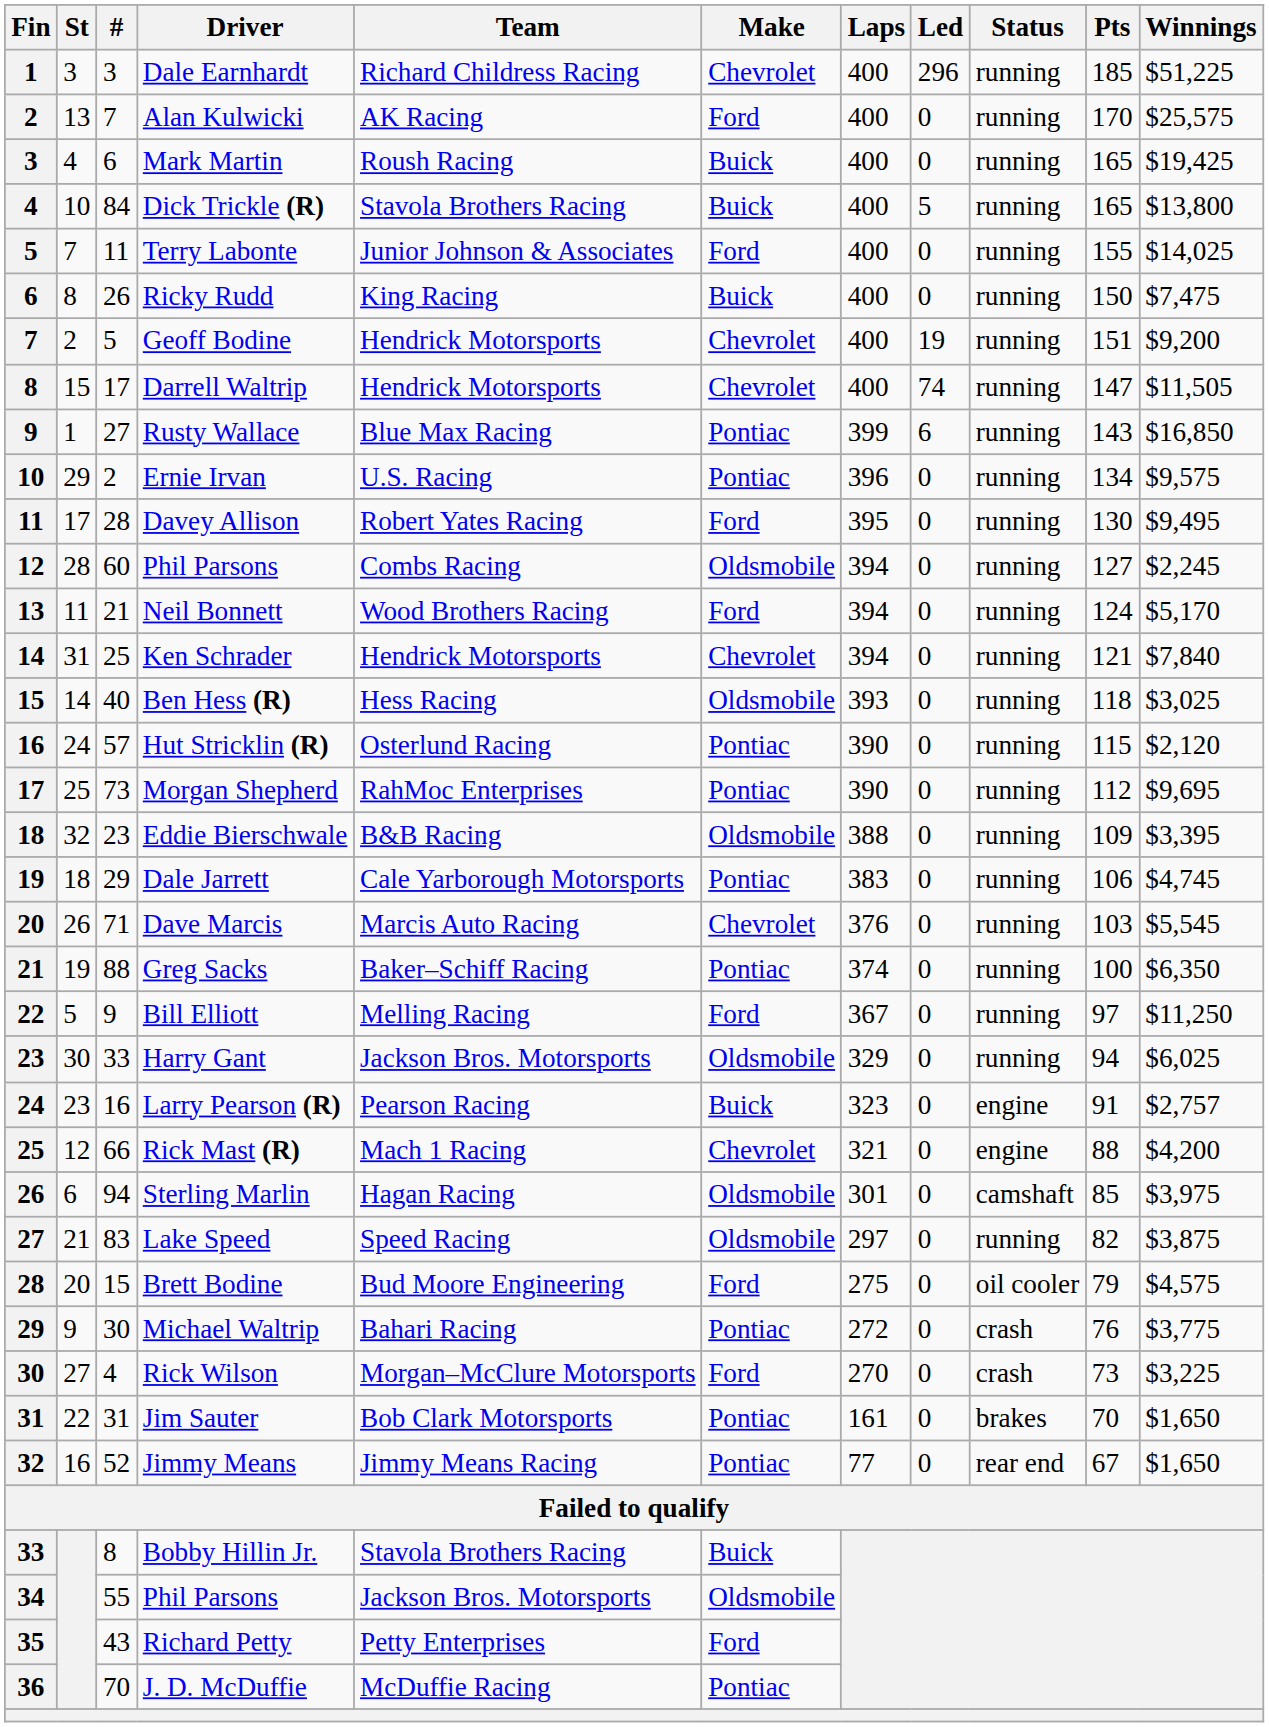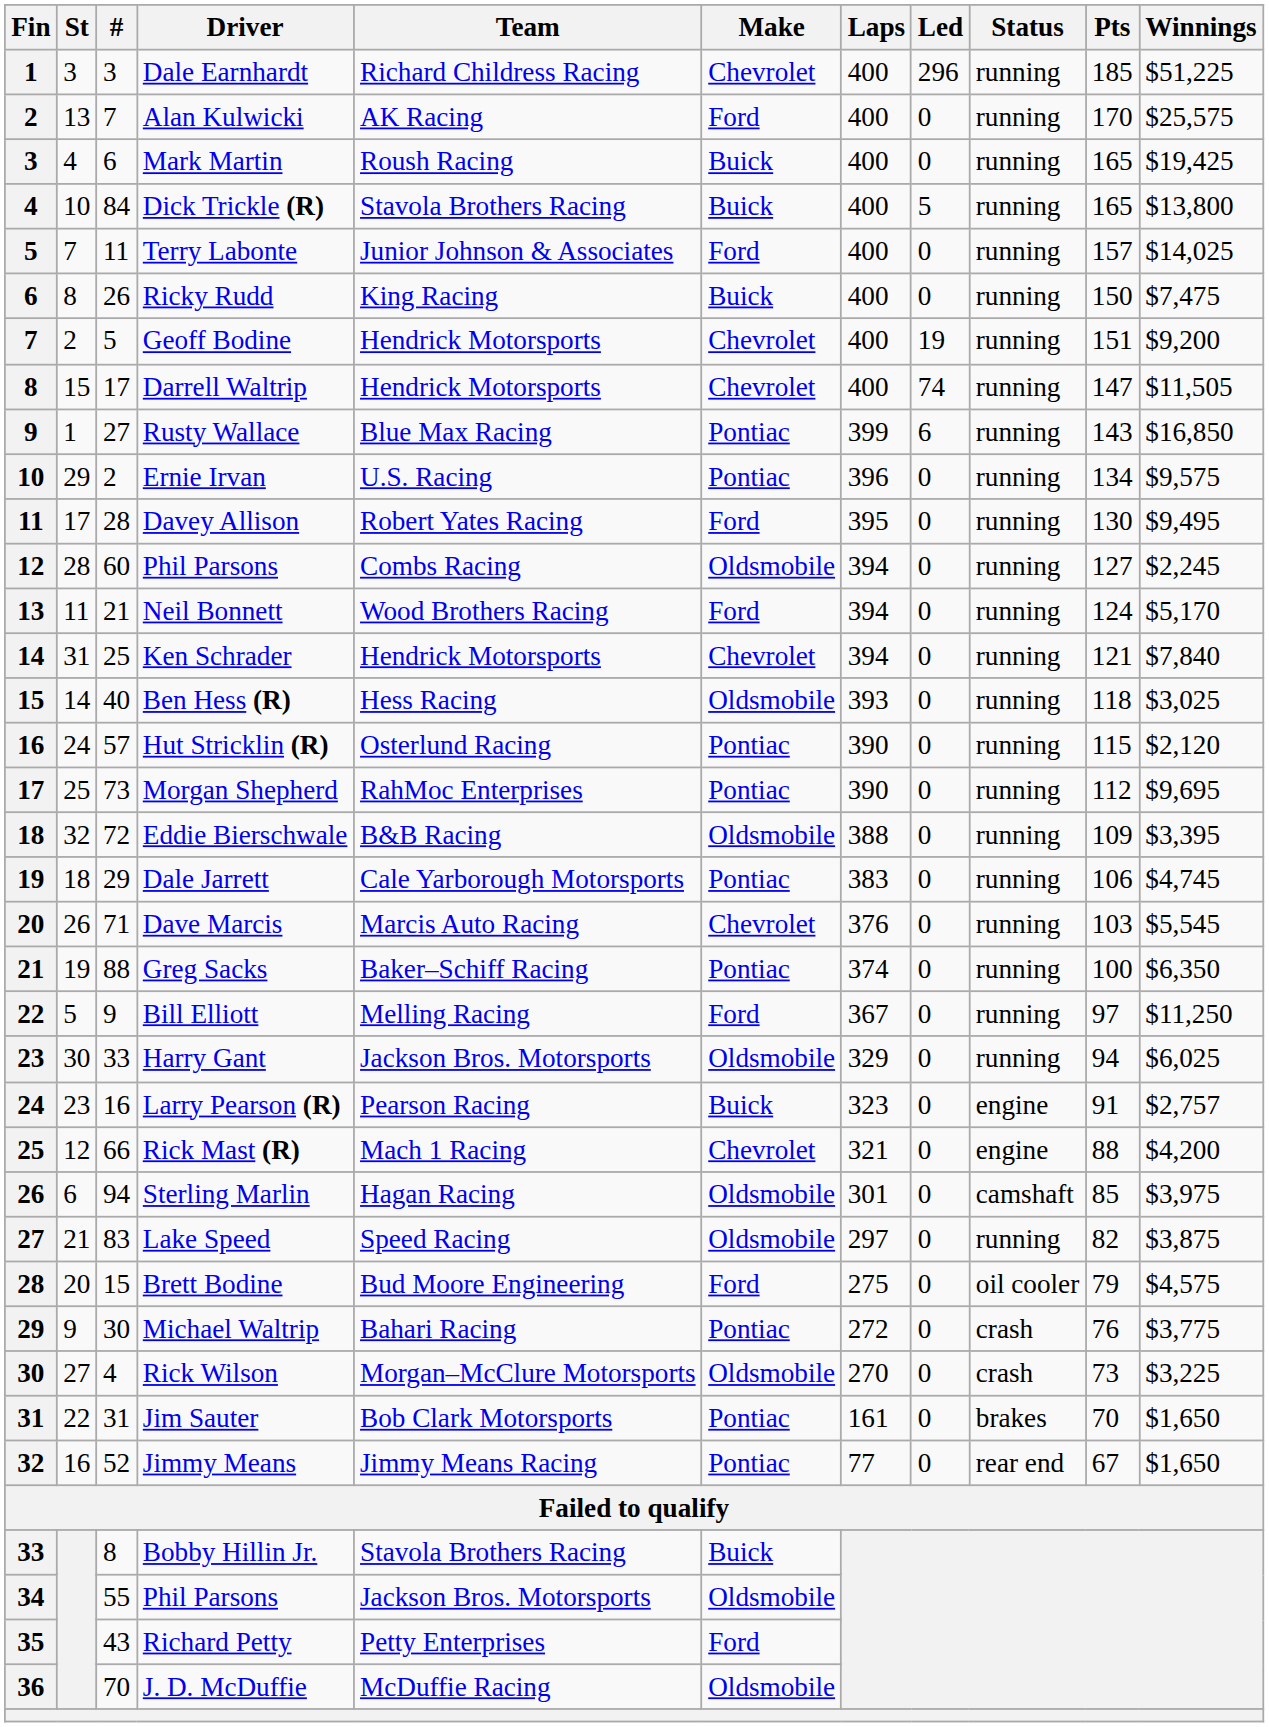(1112, 251) 155 -> (1112, 251) 157
(117, 834) 23 -> (117, 834) 72
(734, 1372) Ford -> (772, 1372) Oldsmobile
(749, 1687) Pontiac -> (772, 1687) Oldsmobile
